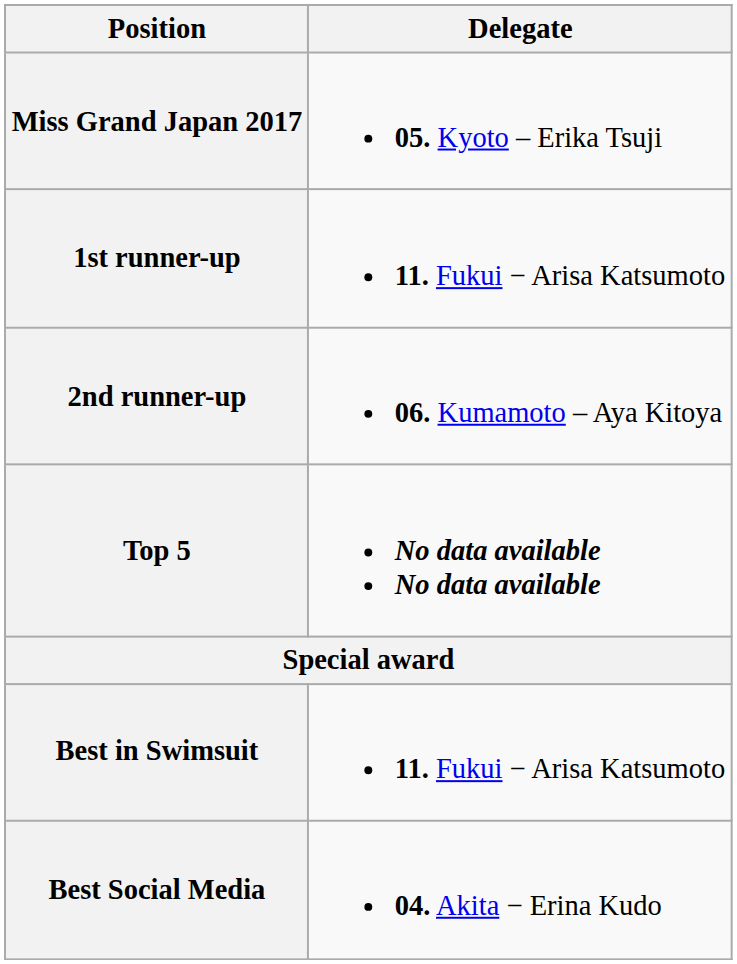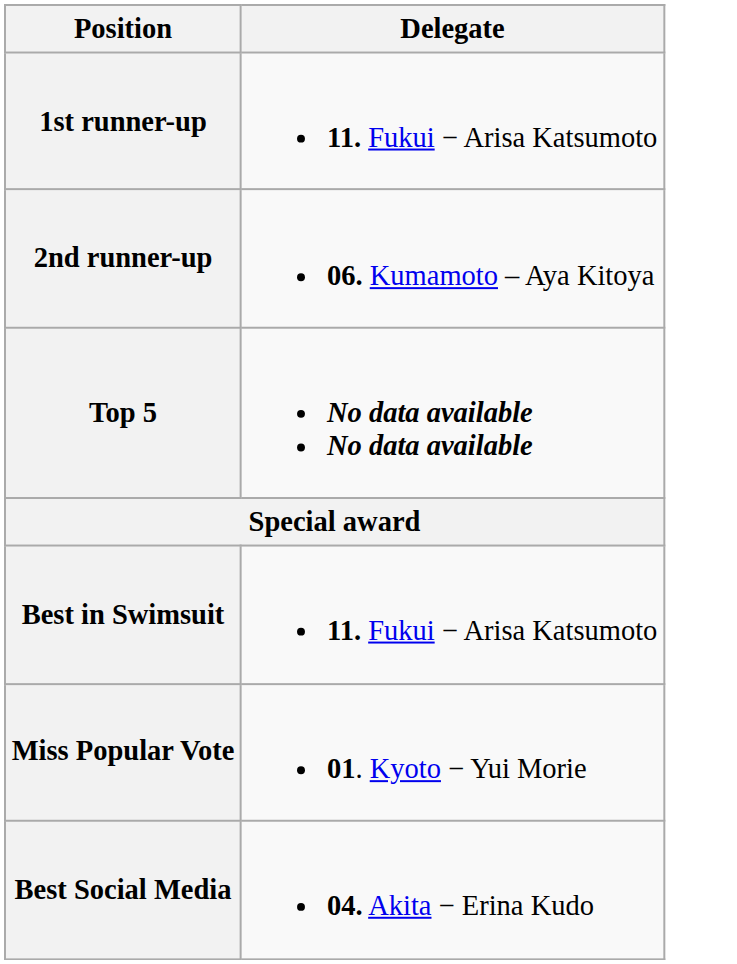- row: (157, 120)
+ row: (123, 752)
